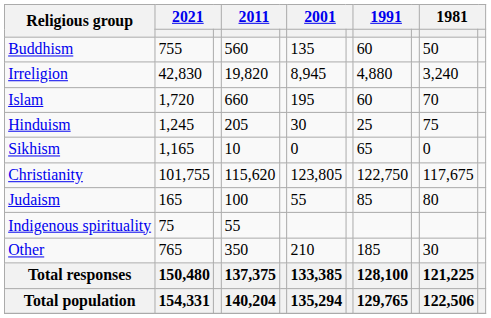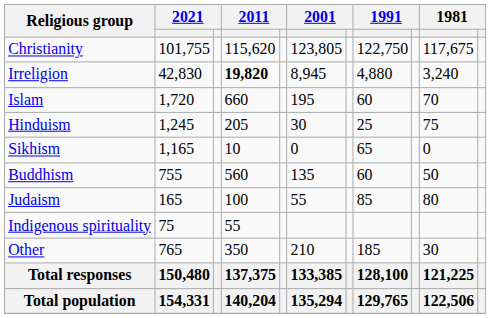rows swapped: (46, 175) <-> (41, 49)
(246, 74) normal -> (246, 74) bold
